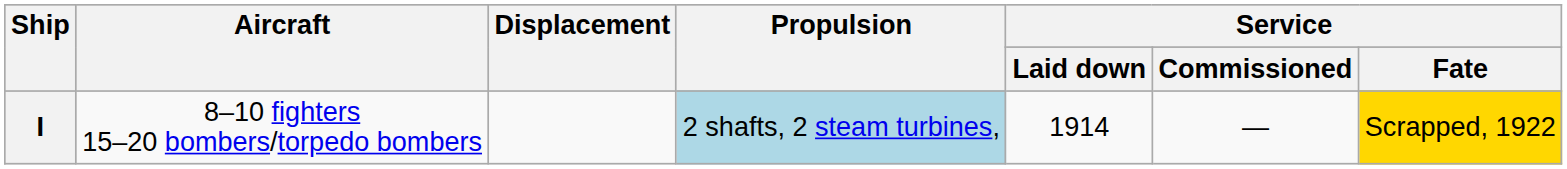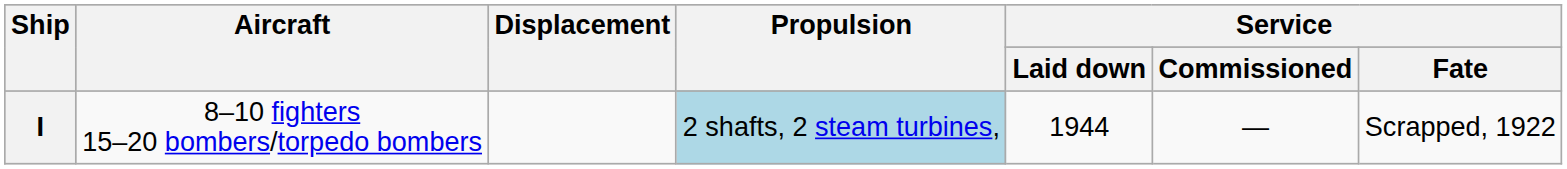(1079, 126) 1914 -> (1079, 126) 1944
(1460, 126) gold background -> (1460, 126) no background
